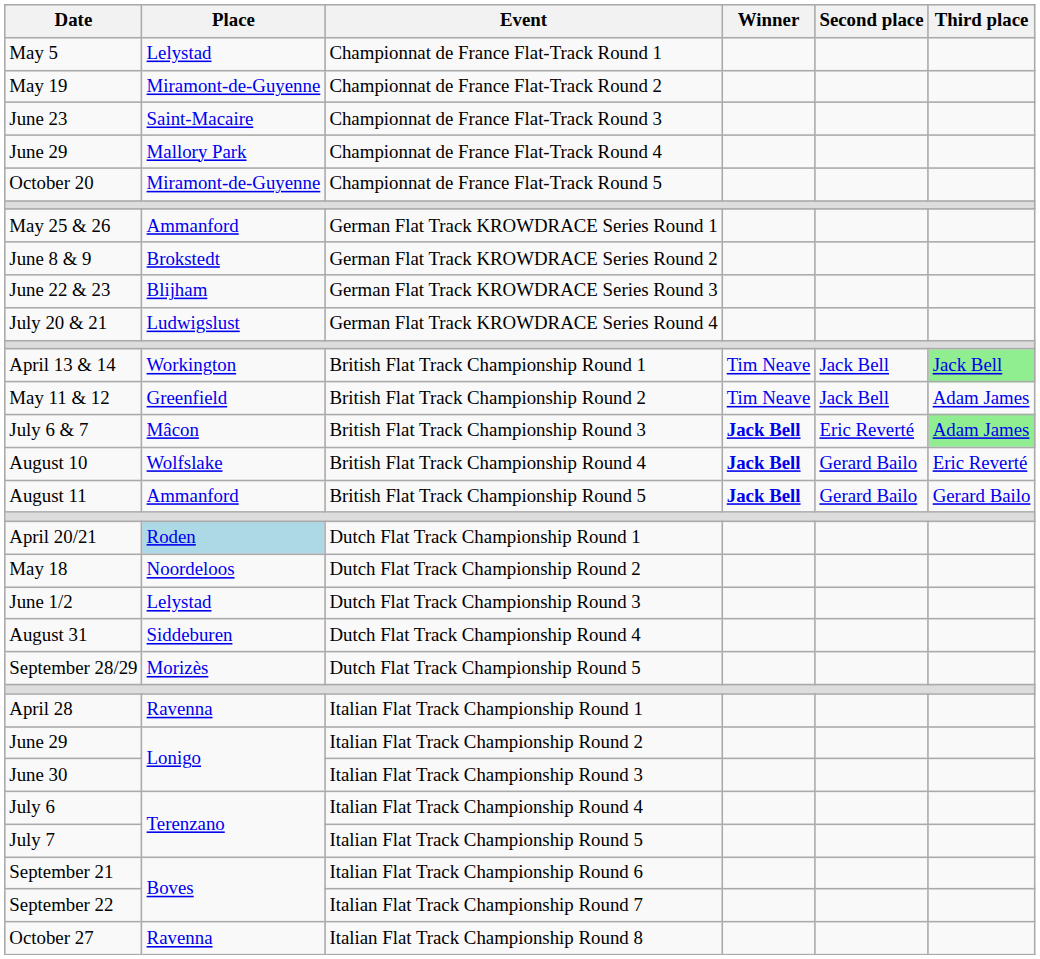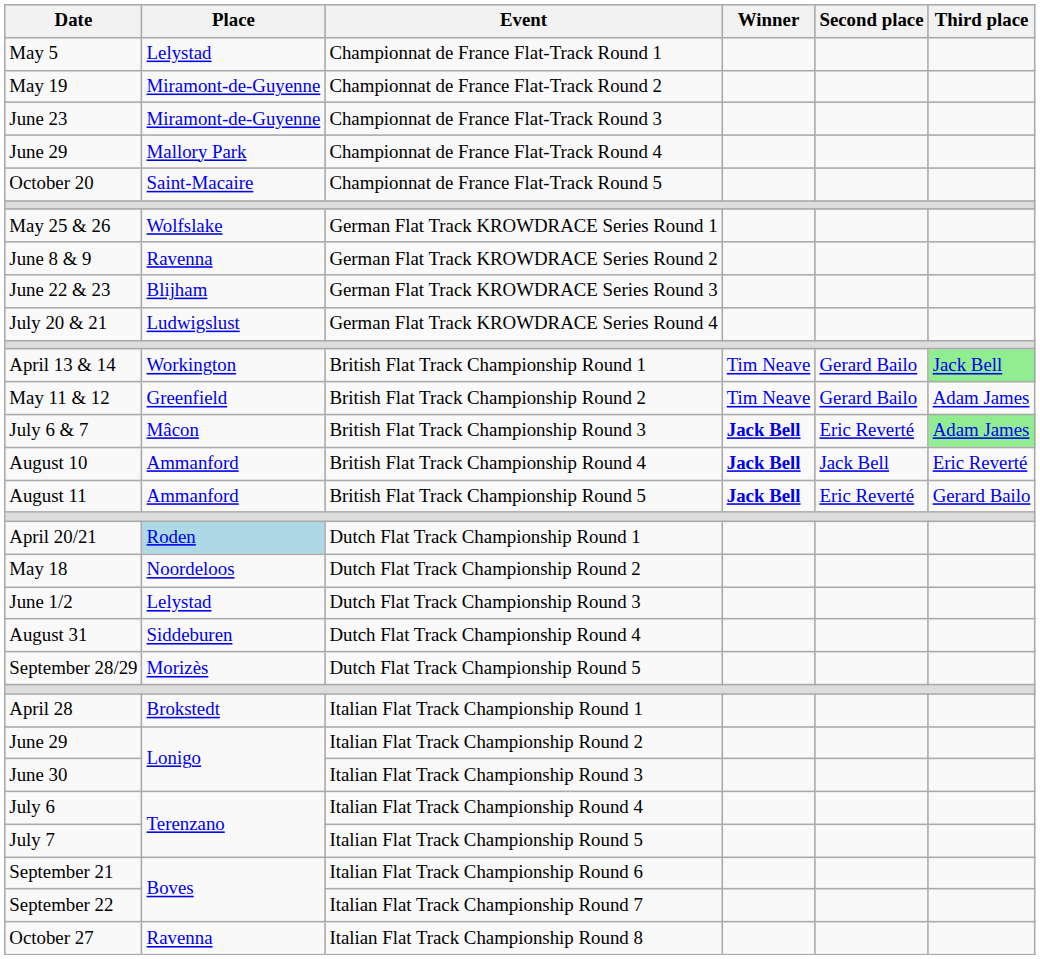(200, 118) Saint-Macaire -> (233, 118) Miramont-de-Guyenne
(233, 183) Miramont-de-Guyenne -> (200, 183) Saint-Macaire
(193, 225) Ammanford -> (185, 225) Wolfslake
(183, 258) Brokstedt -> (180, 258) Ravenna
(854, 365) Jack Bell -> (868, 365) Gerard Bailo
(854, 397) Jack Bell -> (868, 397) Gerard Bailo
(185, 463) Wolfslake -> (193, 463) Ammanford
(868, 463) Gerard Bailo -> (854, 463) Jack Bell
(868, 495) Gerard Bailo -> (867, 495) Eric Reverté
(180, 709) Ravenna -> (183, 709) Brokstedt
